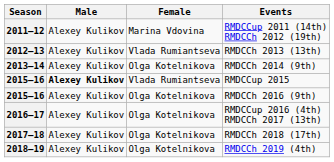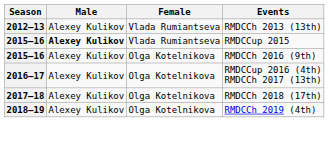- row: (276, 31)
- row: (270, 66)
